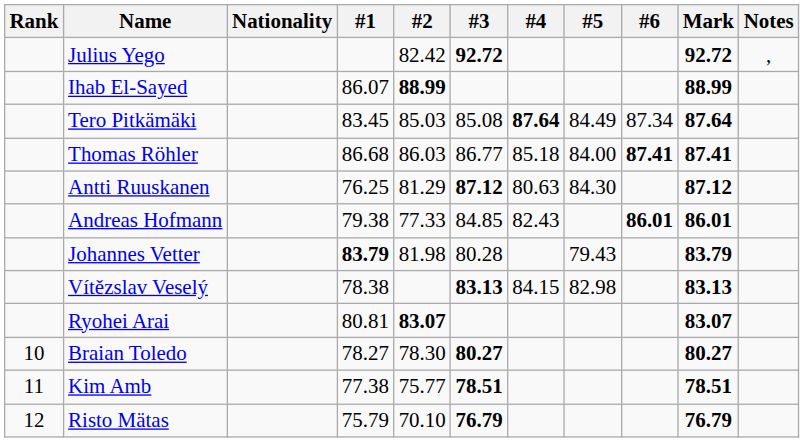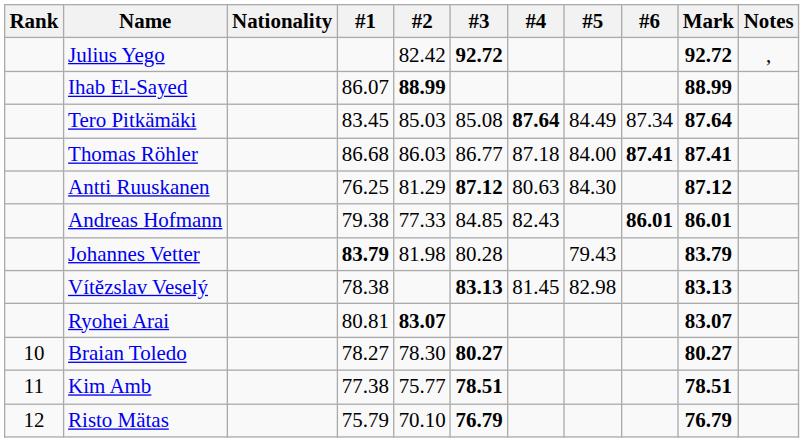(536, 154) 85.18 -> (536, 154) 87.18
(536, 287) 84.15 -> (536, 287) 81.45
